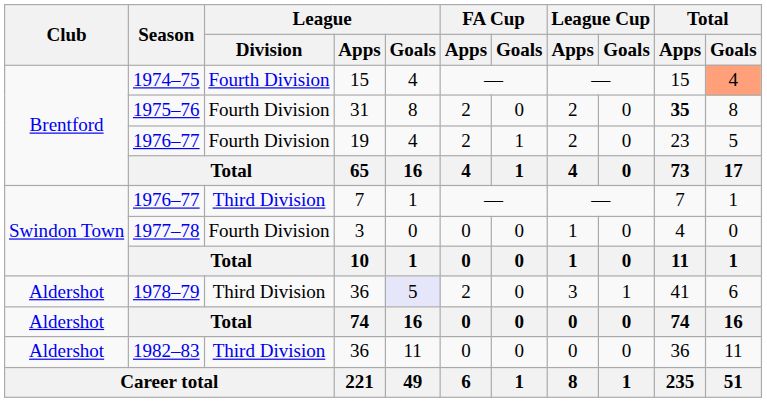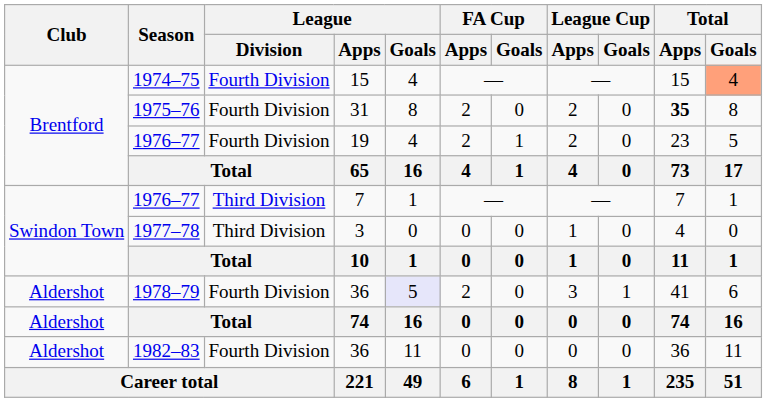(269, 230) Fourth Division -> (269, 230) Third Division
(269, 291) Third Division -> (269, 291) Fourth Division
(269, 351) Third Division -> (269, 351) Fourth Division
